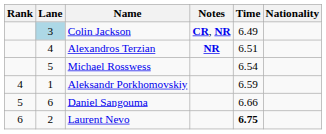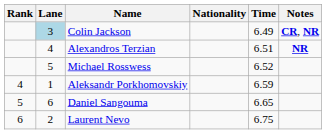columns swapped: (292, 13) <-> (212, 13)
(248, 66) 6.54 -> (264, 66) 6.52
(248, 102) 6.66 -> (264, 102) 6.65
(248, 119) bold -> (264, 119) normal
